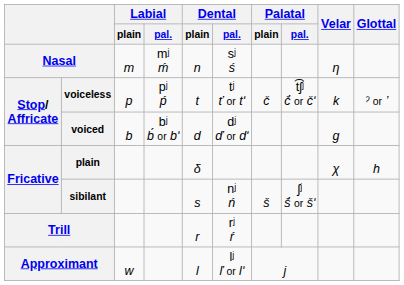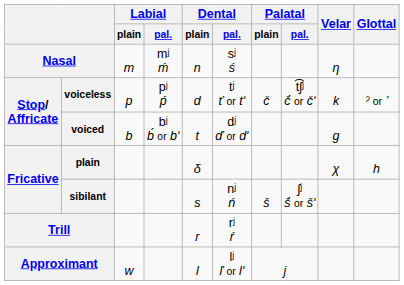(197, 101) t -> (197, 101) d
(197, 135) d -> (197, 135) t
